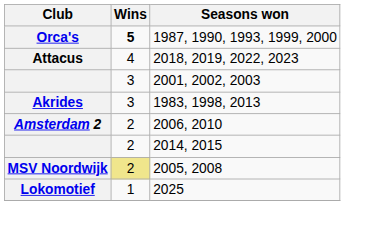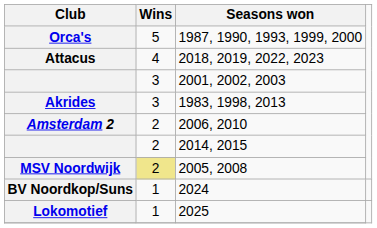(130, 37) bold -> (156, 37) normal
+ row: (194, 189)
